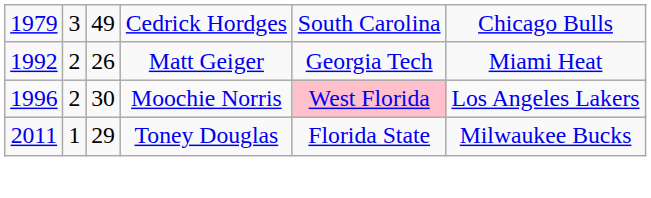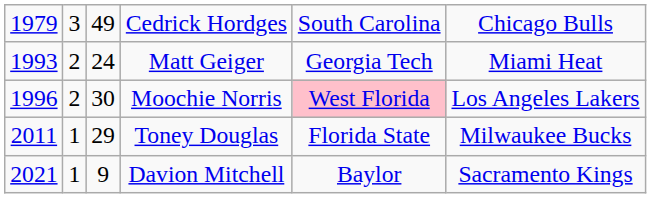(34, 60) 1992 -> (34, 60) 1993
(103, 60) 26 -> (103, 60) 24
+ row: (206, 173)
